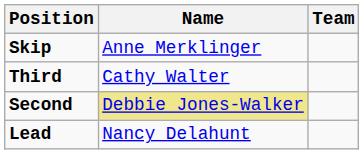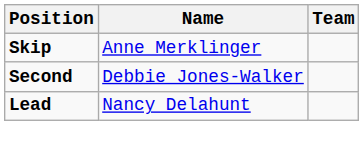- row: (35, 77)
(203, 106) khaki background -> (203, 77) no background
